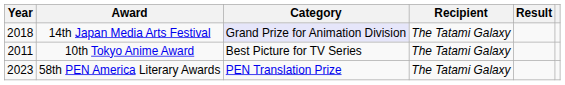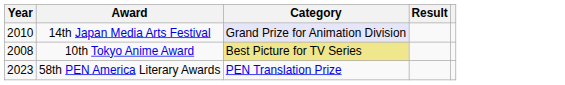- column: (461, 13)
(20, 32) 2018 -> (20, 32) 2010
(20, 51) 2011 -> (20, 51) 2008
(294, 51) no background -> (294, 51) khaki background
